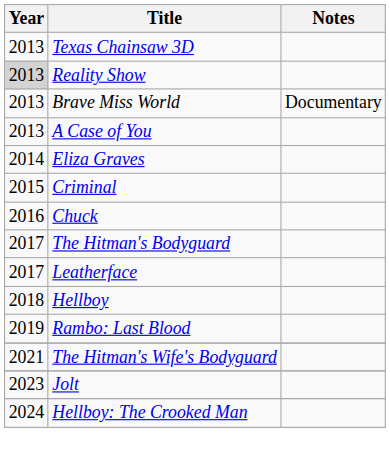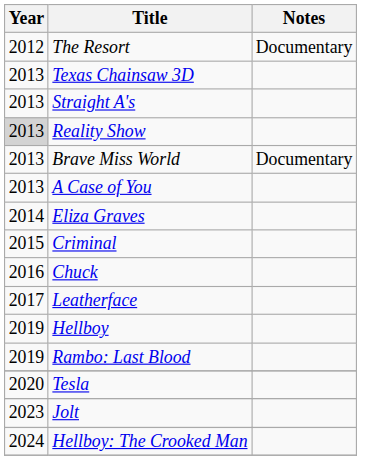+ row: (91, 46)
+ row: (94, 103)
- row: (141, 243)
(26, 300) 2018 -> (26, 328) 2019
+ row: (71, 384)
- row: (165, 356)
